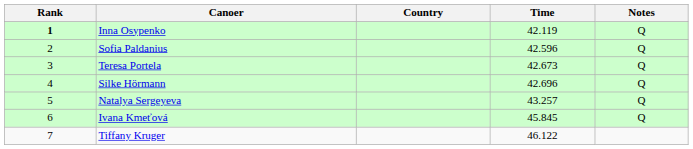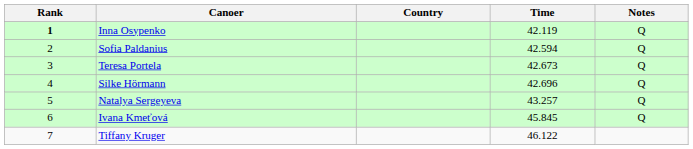(542, 48) 42.596 -> (542, 48) 42.594
